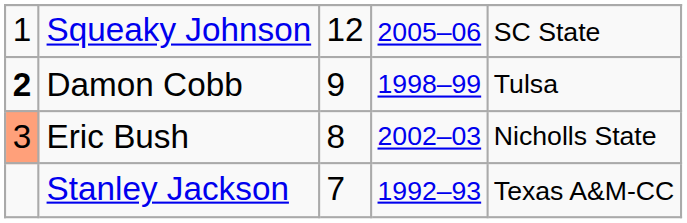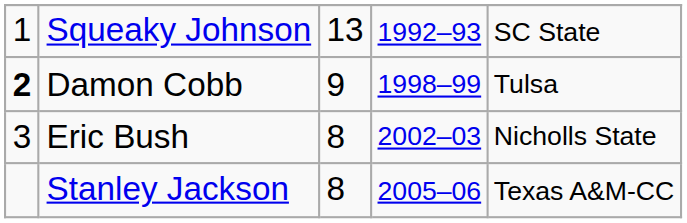(345, 30) 12 -> (345, 30) 13
(429, 31) 2005–06 -> (429, 31) 1992–93
(22, 136) lightsalmon background -> (22, 136) no background
(336, 189) 7 -> (336, 189) 8
(429, 190) 1992–93 -> (429, 190) 2005–06
